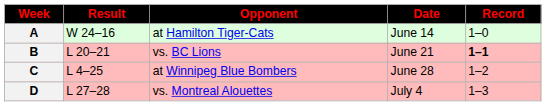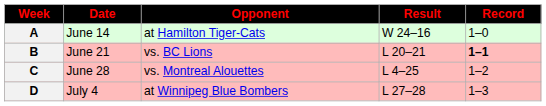columns swapped: (427, 14) <-> (107, 14)
(225, 71) at Winnipeg Blue Bombers -> (204, 71) vs. Montreal Alouettes
(212, 91) vs. Montreal Alouettes -> (216, 91) at Winnipeg Blue Bombers
